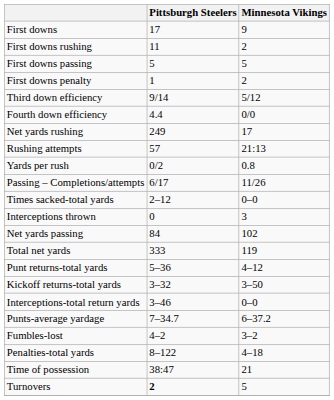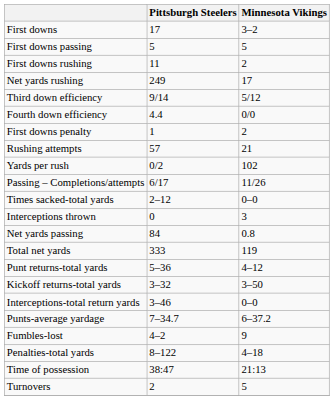(244, 30) 9 -> (250, 30) 3–2
rows swapped: (49, 47) <-> (49, 64)
rows swapped: (49, 81) <-> (45, 132)
(254, 149) 21:13 -> (247, 149) 21
(248, 166) 0.8 -> (250, 166) 102
(250, 234) 102 -> (248, 234) 0.8
(250, 336) 3–2 -> (244, 336) 9
(247, 370) 21 -> (254, 370) 21:13
(152, 387) bold -> (152, 387) normal
